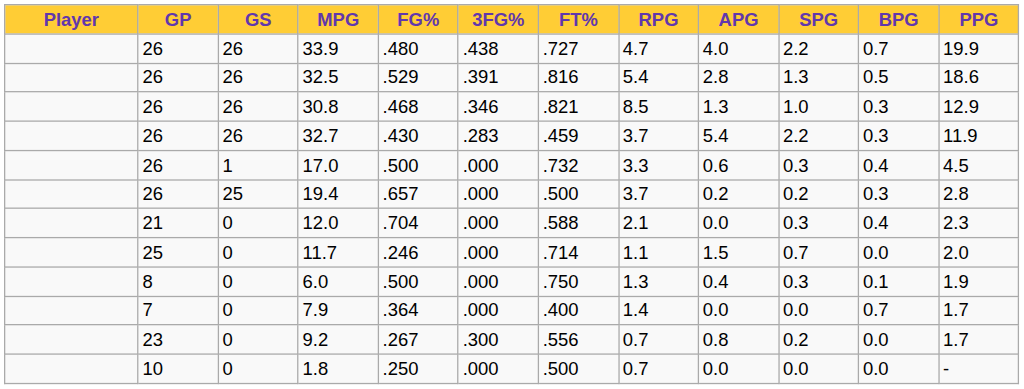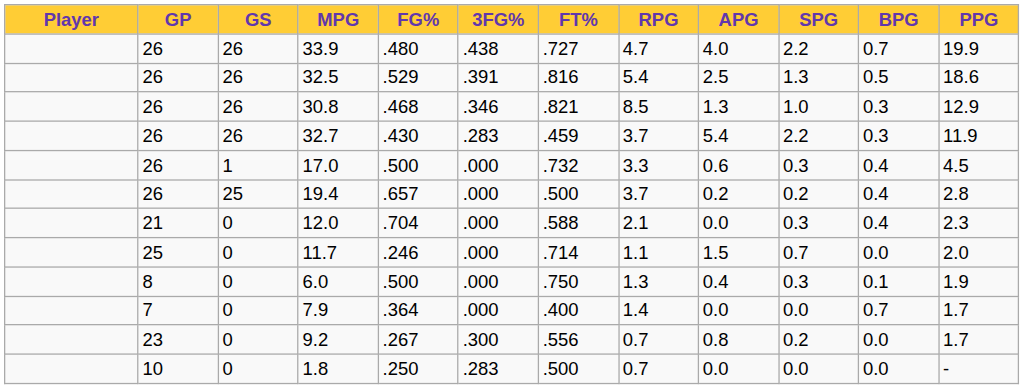(716, 78) 2.8 -> (716, 78) 2.5
(876, 194) 0.3 -> (876, 194) 0.4
(481, 369) .000 -> (481, 369) .283
